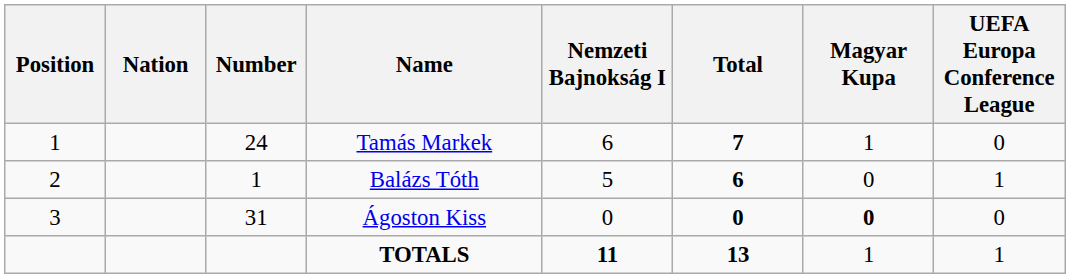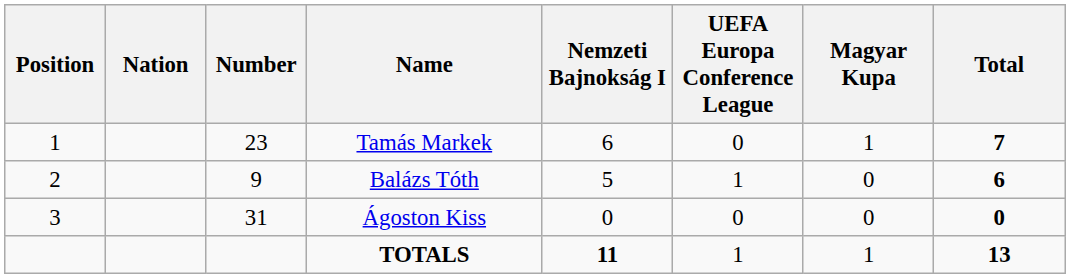columns swapped: (999, 63) <-> (738, 63)
(256, 142) 24 -> (256, 142) 23
(256, 179) 1 -> (256, 179) 9
(869, 217) bold -> (869, 217) normal
